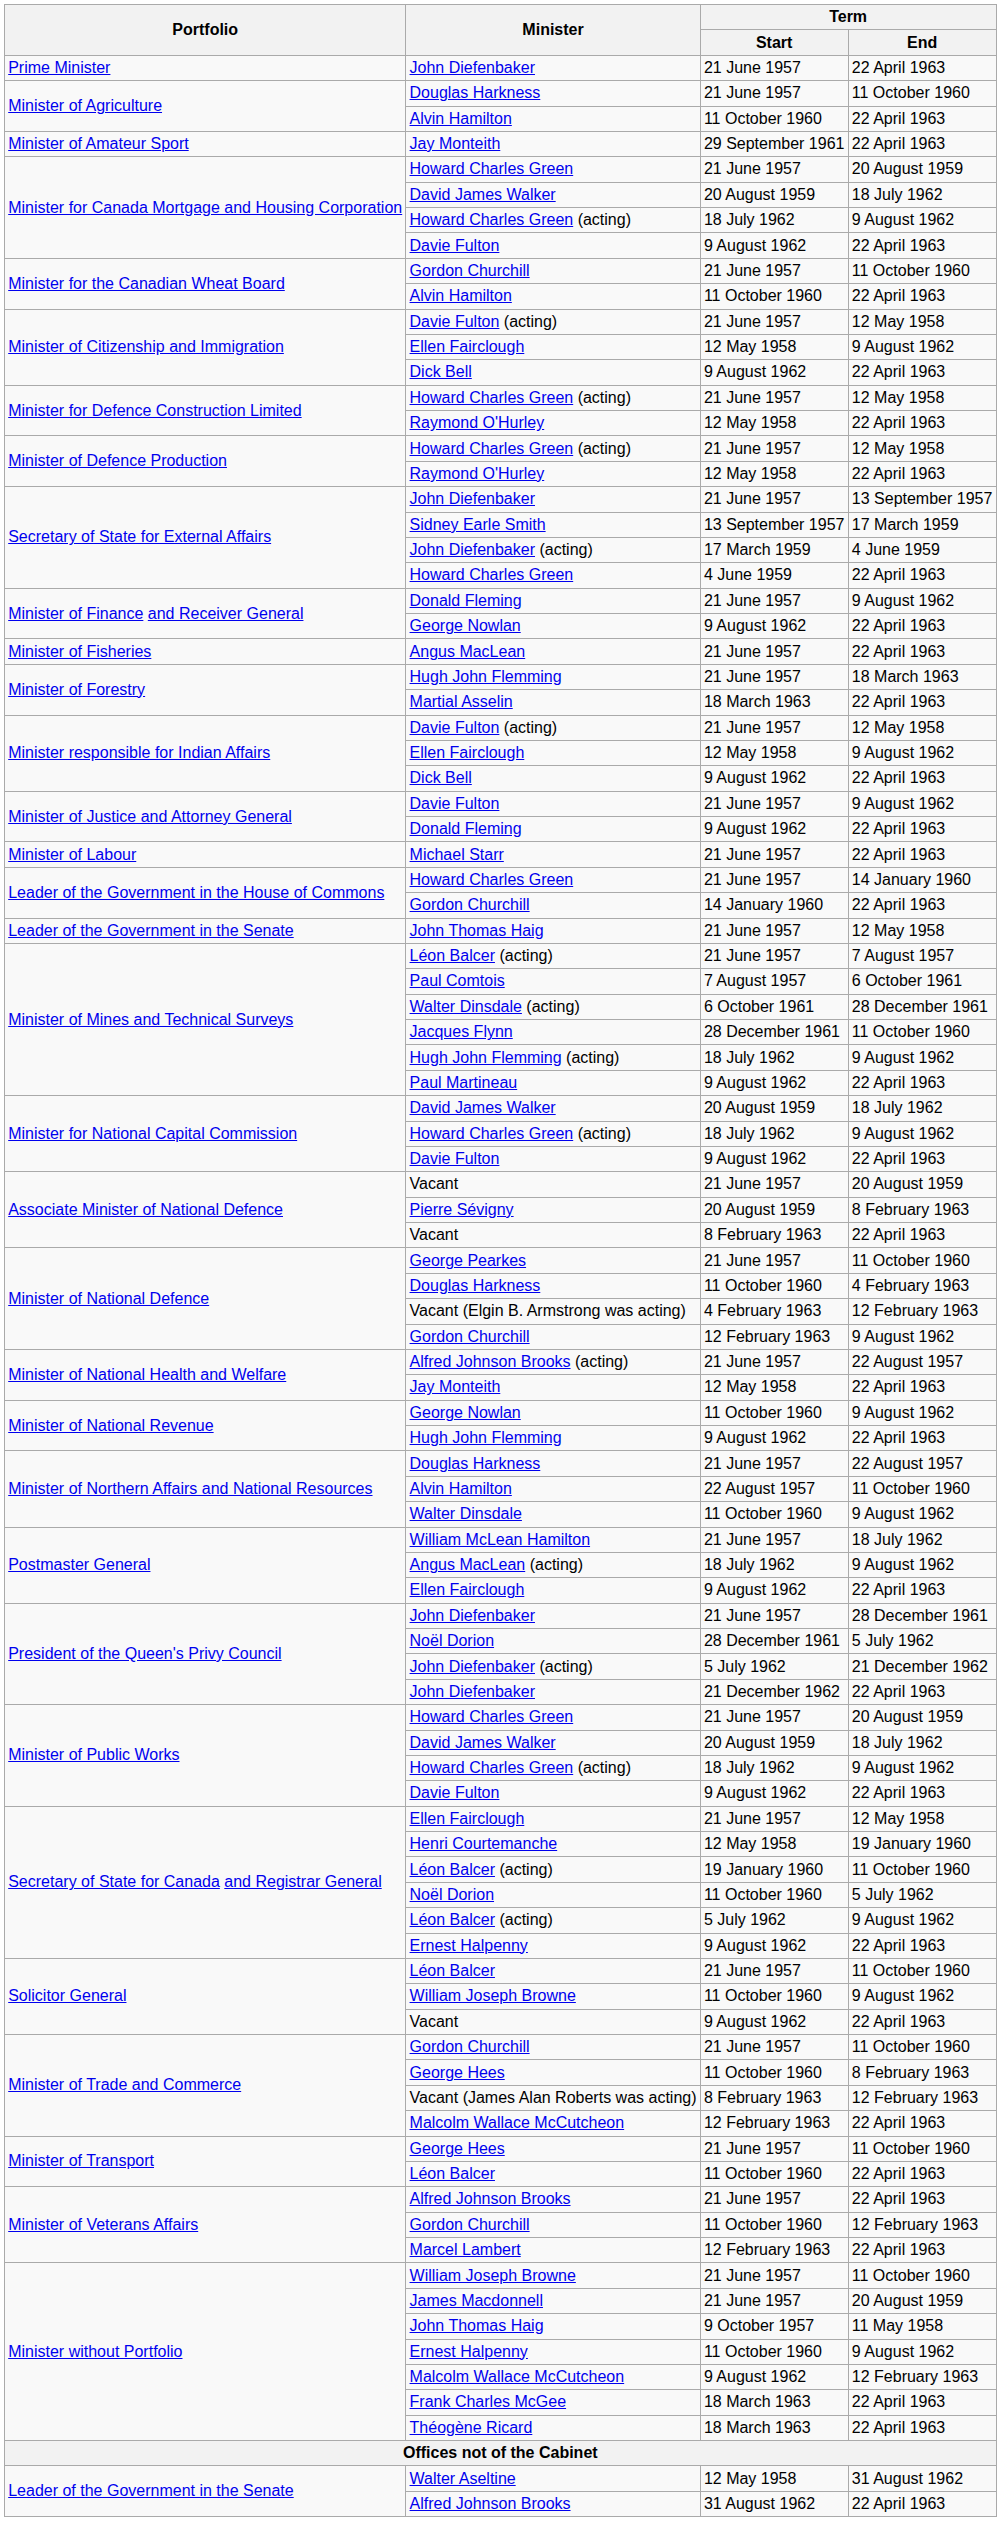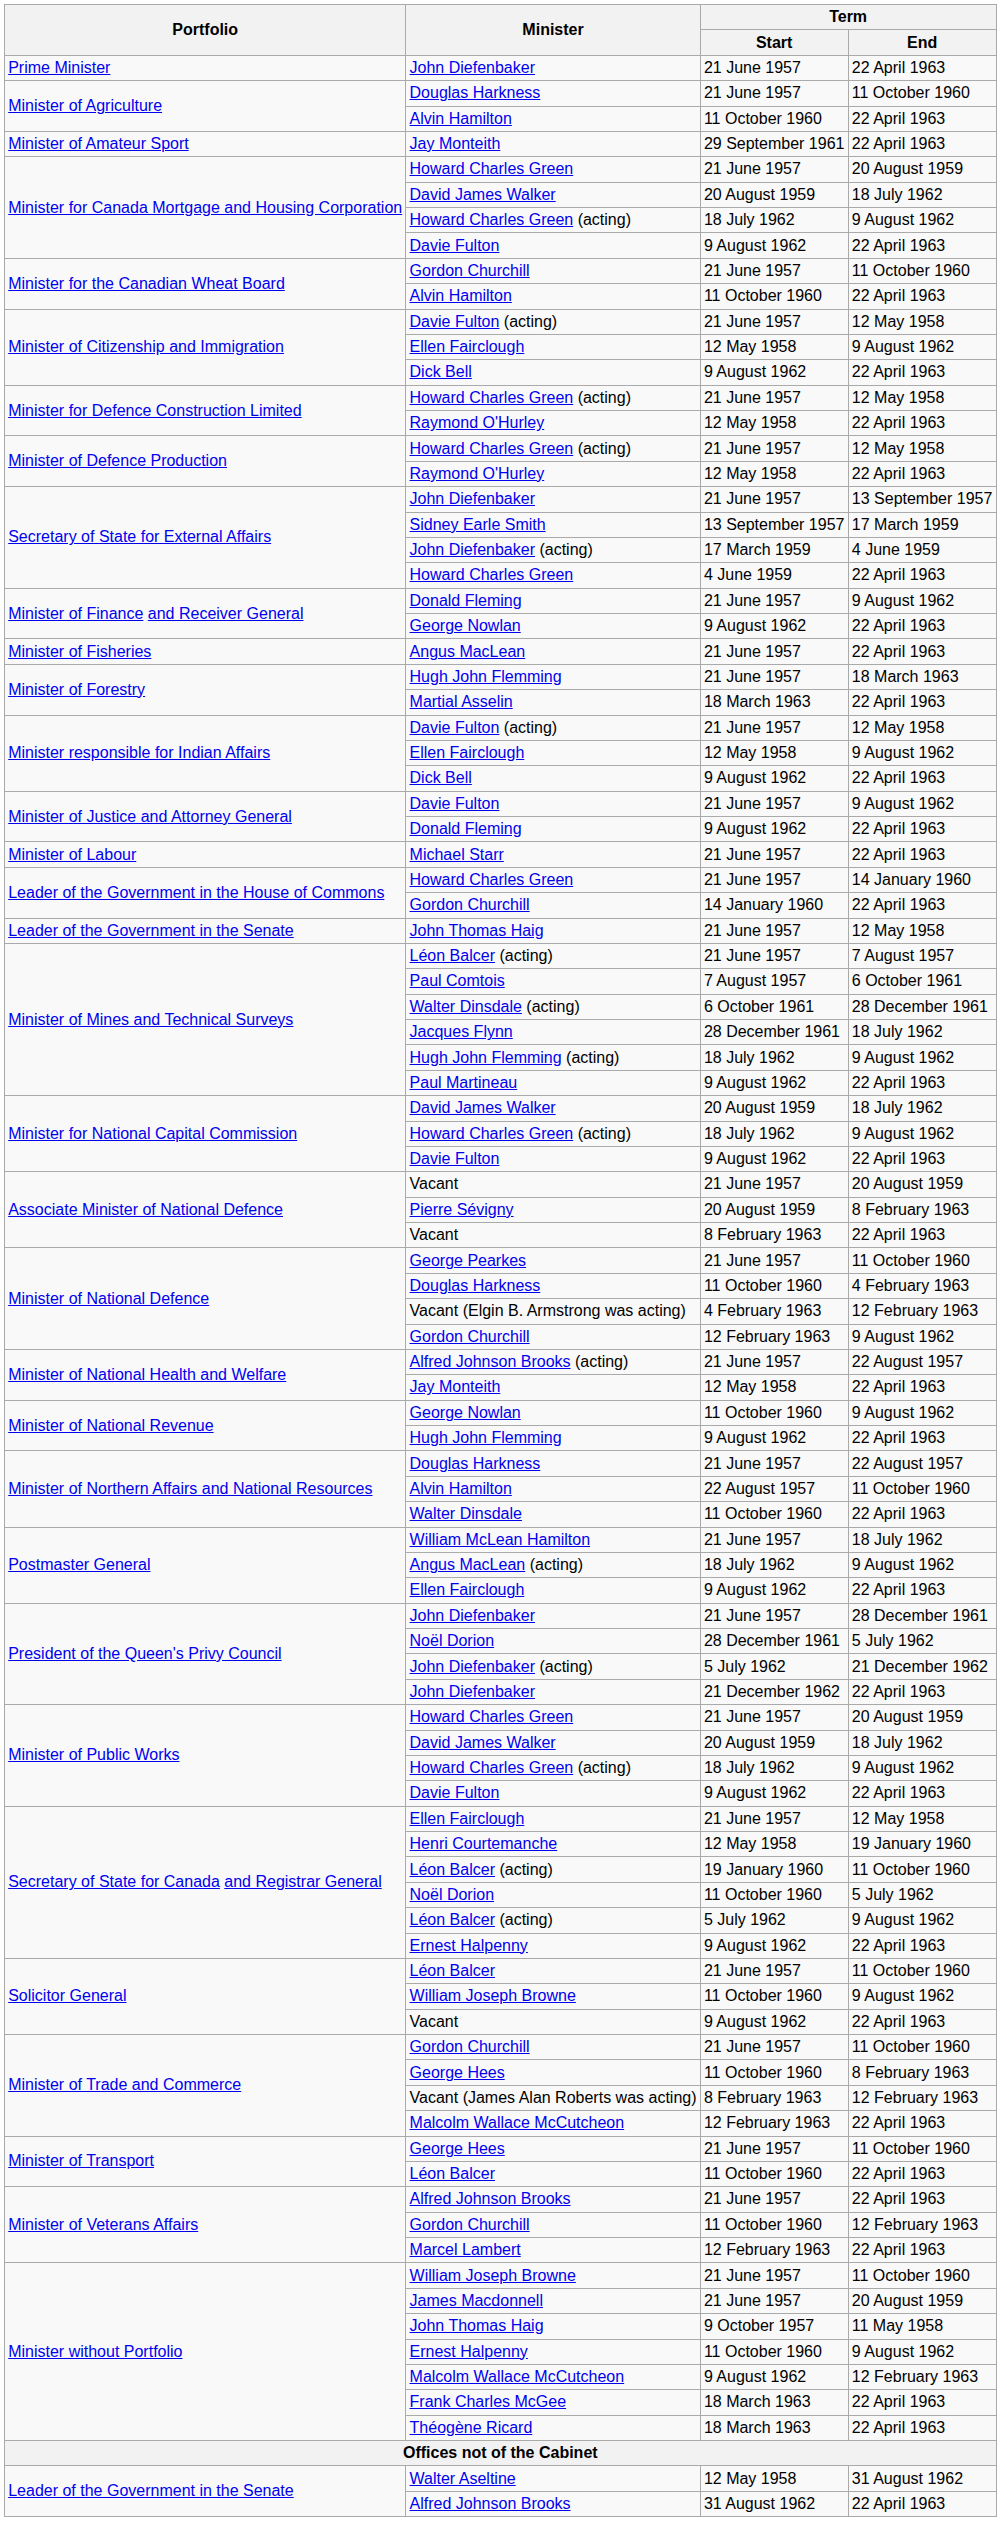(911, 1032) 11 October 1960 -> (897, 1032) 18 July 1962
(903, 1514) 9 August 1962 -> (899, 1514) 22 April 1963
